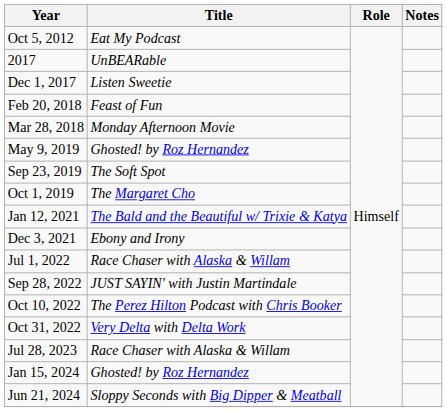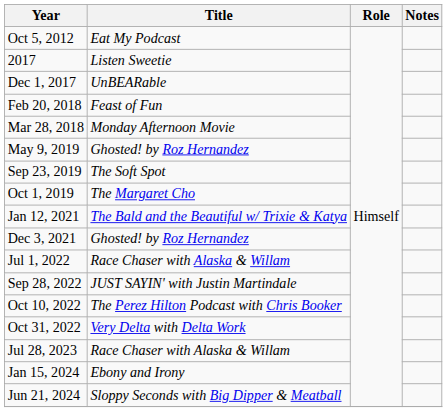(128, 60) UnBEARable -> (131, 60) Listen Sweetie
(131, 82) Listen Sweetie -> (128, 82) UnBEARable
(137, 238) Ebony and Irony -> (170, 238) Ghosted! by Roz Hernandez
(170, 372) Ghosted! by Roz Hernandez -> (137, 372) Ebony and Irony
